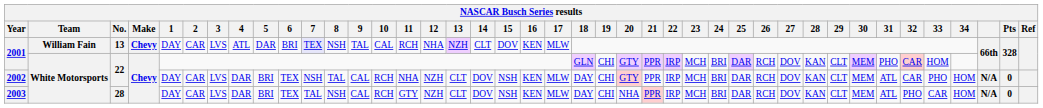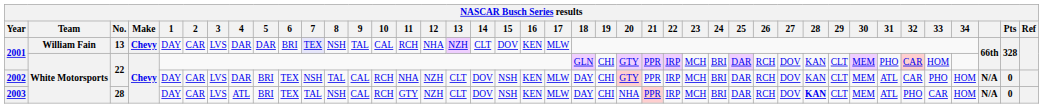(241, 45) ATL -> (241, 45) DAR
(241, 94) DAR -> (241, 94) ATL
(815, 94) normal -> (816, 94) bold
